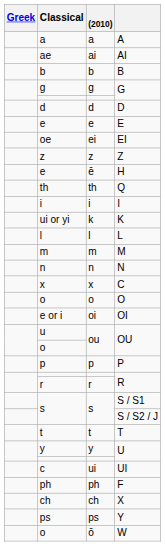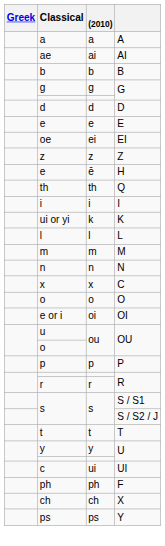- row: (91, 533)
